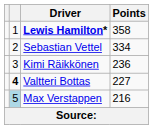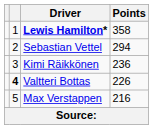(122, 47) 334 -> (122, 47) 294
(122, 81) 227 -> (122, 81) 226
(15, 98) lightblue background -> (15, 98) no background
